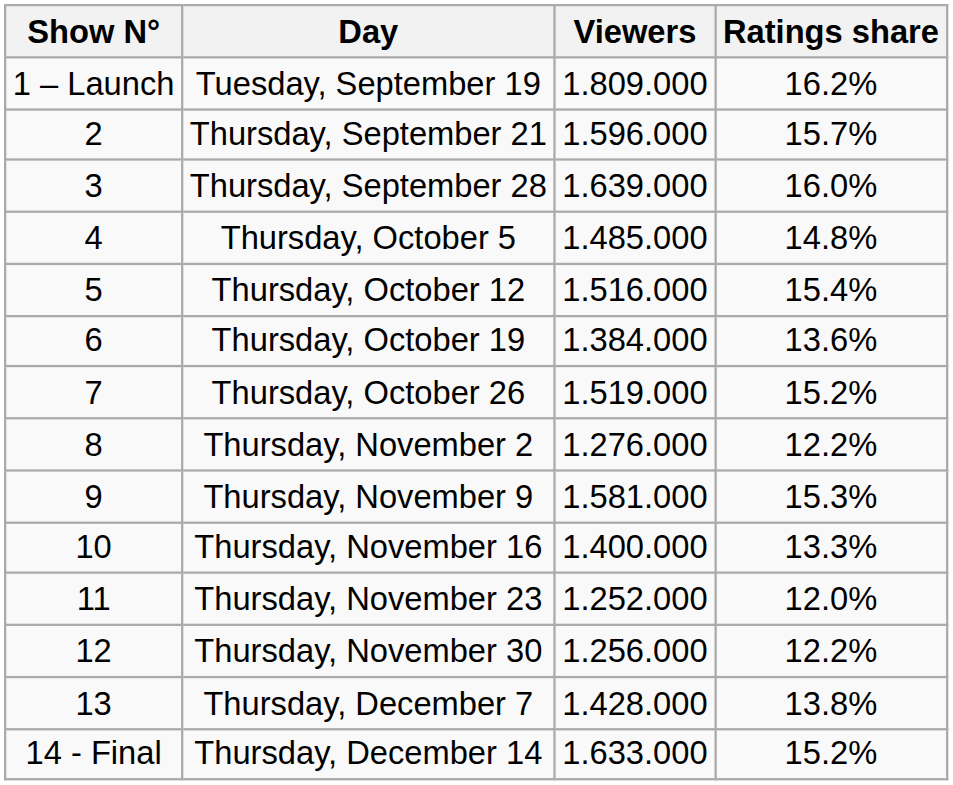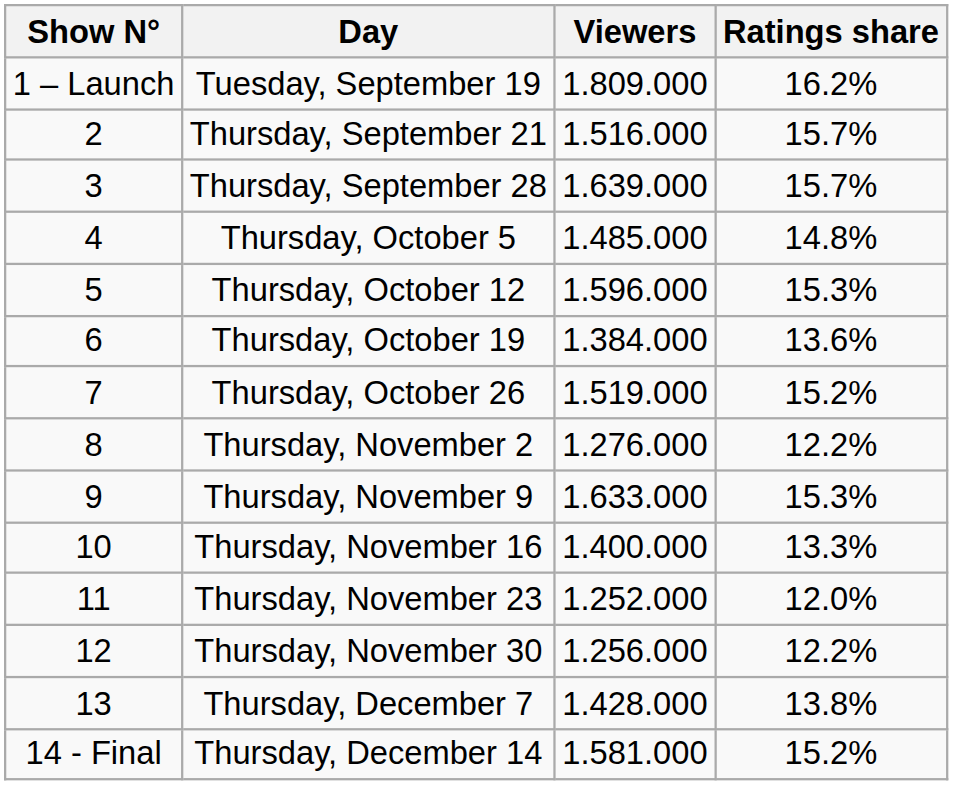(635, 135) 1.596.000 -> (635, 135) 1.516.000
(831, 186) 16.0% -> (831, 186) 15.7%
(635, 290) 1.516.000 -> (635, 290) 1.596.000
(831, 290) 15.4% -> (831, 290) 15.3%
(635, 496) 1.581.000 -> (635, 496) 1.633.000
(635, 754) 1.633.000 -> (635, 754) 1.581.000
